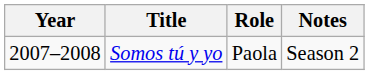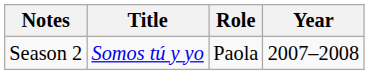columns swapped: (55, 20) <-> (323, 20)
